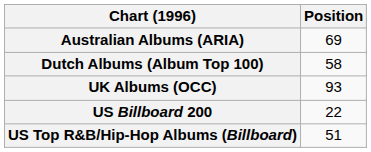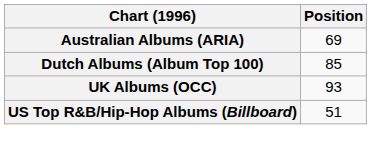(334, 64) 58 -> (334, 64) 85
- row: (152, 111)
